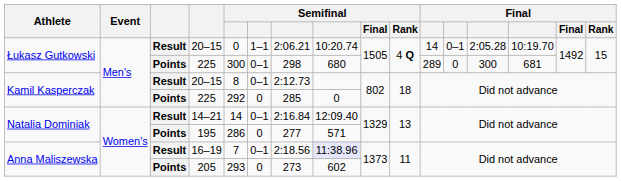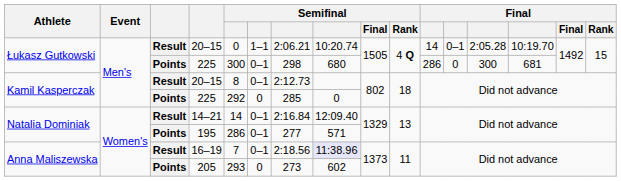(432, 64) 289 -> (432, 64) 286
(259, 133) 0 -> (259, 133) 0–1
